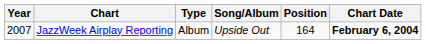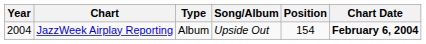(19, 31) 2007 -> (19, 31) 2004
(305, 31) 164 -> (305, 31) 154
